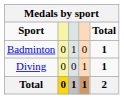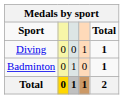rows swapped: (31, 48) <-> (31, 66)
